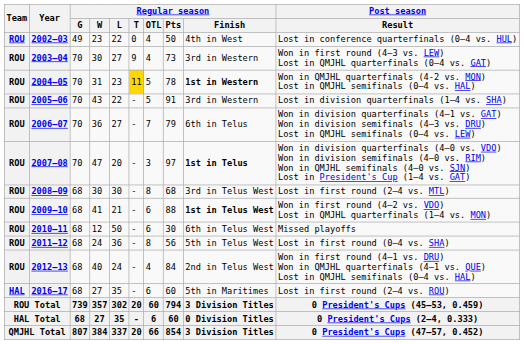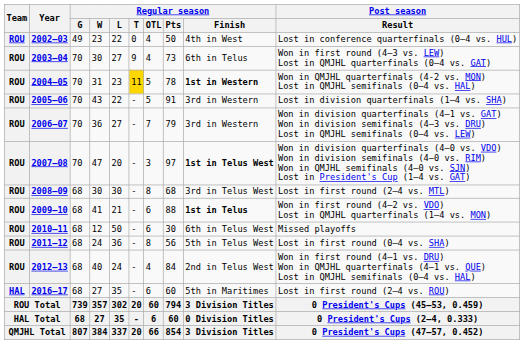(222, 58) 3rd in Western -> (217, 58) 6th in Telus
(217, 125) 6th in Telus -> (222, 125) 3rd in Western
(217, 163) 1st in Telus -> (230, 163) 1st in Telus West
(230, 211) 1st in Telus West -> (217, 211) 1st in Telus
